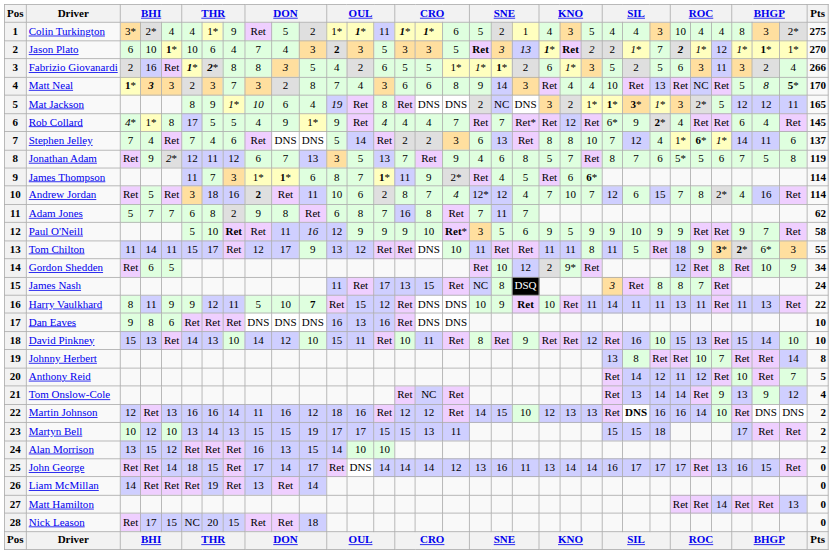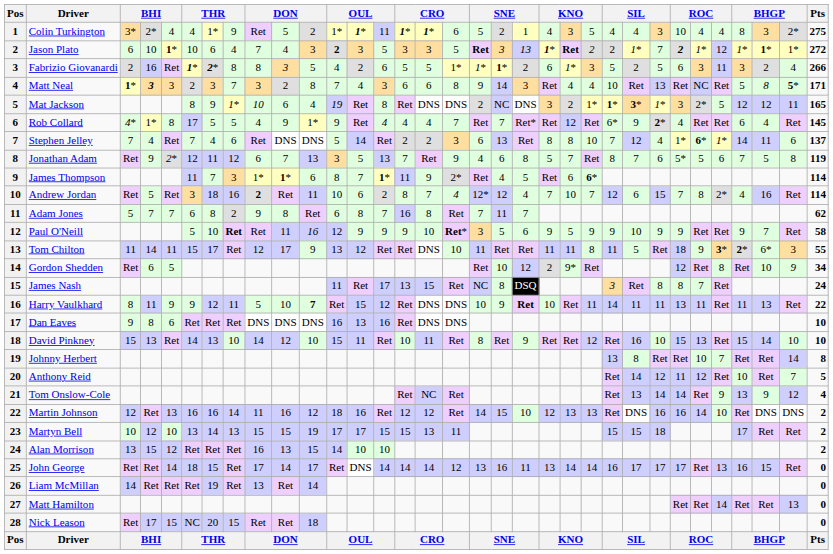(818, 49) 270 -> (818, 49) 272
(818, 85) 170 -> (818, 85) 171
(636, 413) bold -> (636, 413) normal
